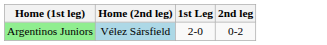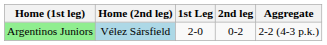+ column: (289, 13)
